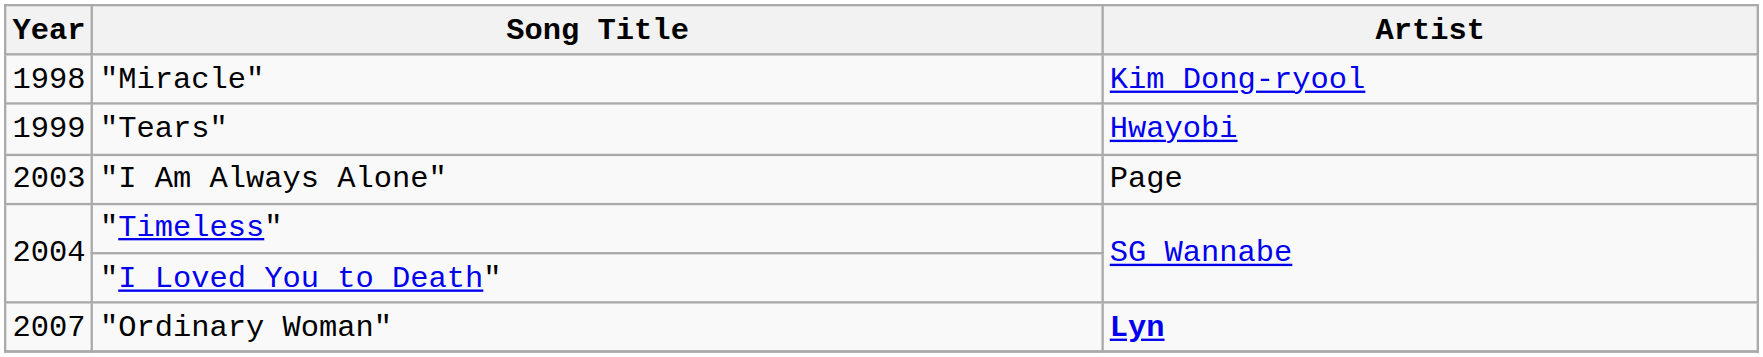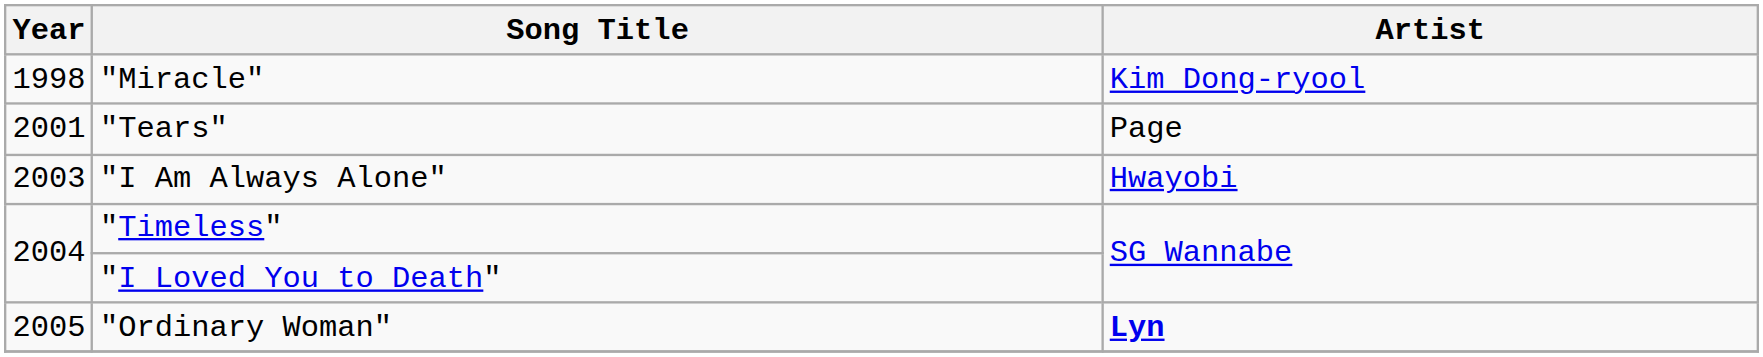(49, 129) 1999 -> (49, 129) 2001
(1174, 129) Hwayobi -> (1146, 129) Page
(1146, 179) Page -> (1174, 179) Hwayobi
(49, 327) 2007 -> (49, 327) 2005
